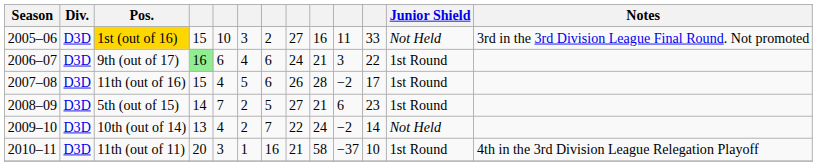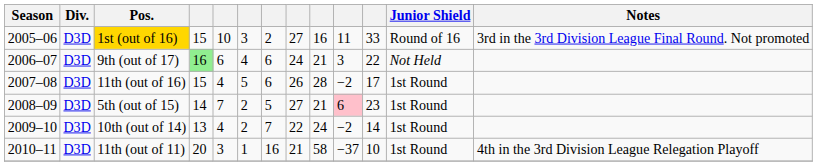(415, 37) Not Held -> (425, 37) Round of 16
(418, 60) 1st Round -> (415, 60) Not Held
(341, 104) no background -> (341, 104) pink background
(415, 127) Not Held -> (418, 127) 1st Round
